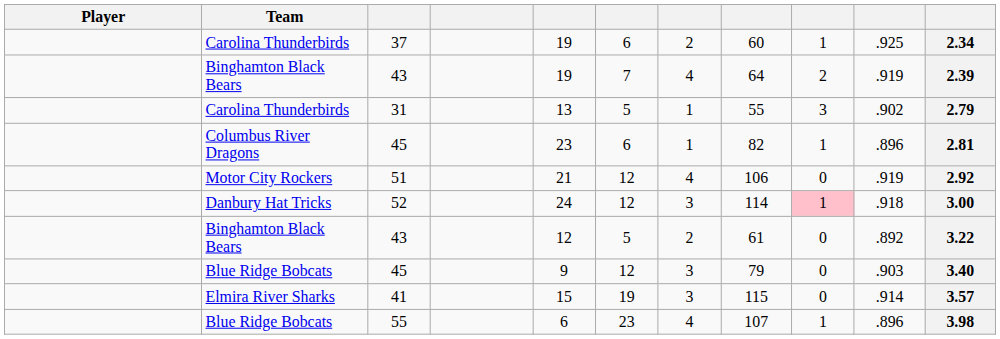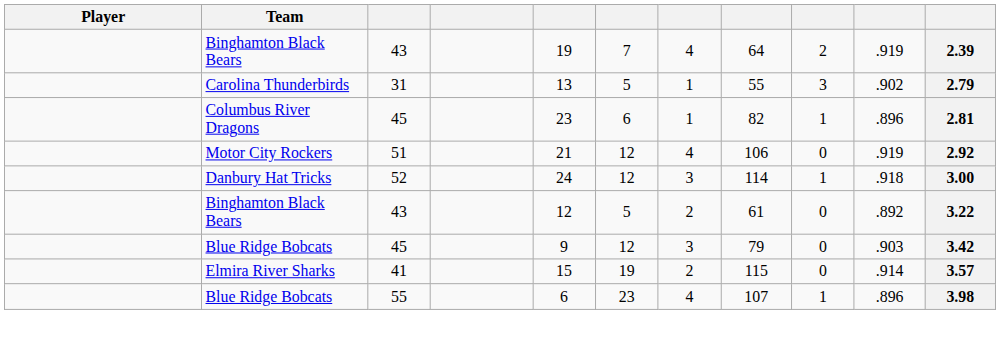- row: (277, 42)
(823, 203) pink background -> (823, 178) no background
(960, 271) 3.40 -> (960, 246) 3.42
(690, 296) 3 -> (690, 271) 2
